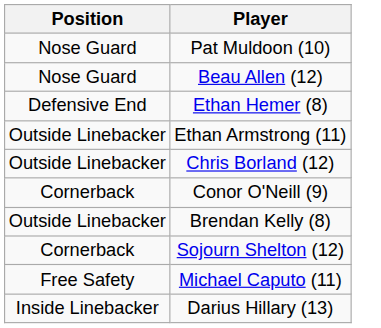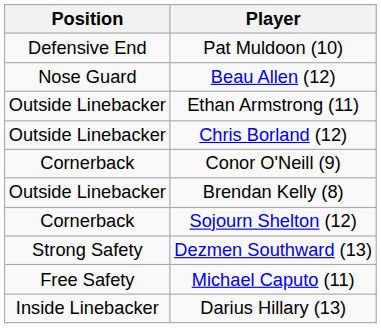(87, 47) Nose Guard -> (87, 47) Defensive End
- row: (260, 105)
+ row: (273, 250)
